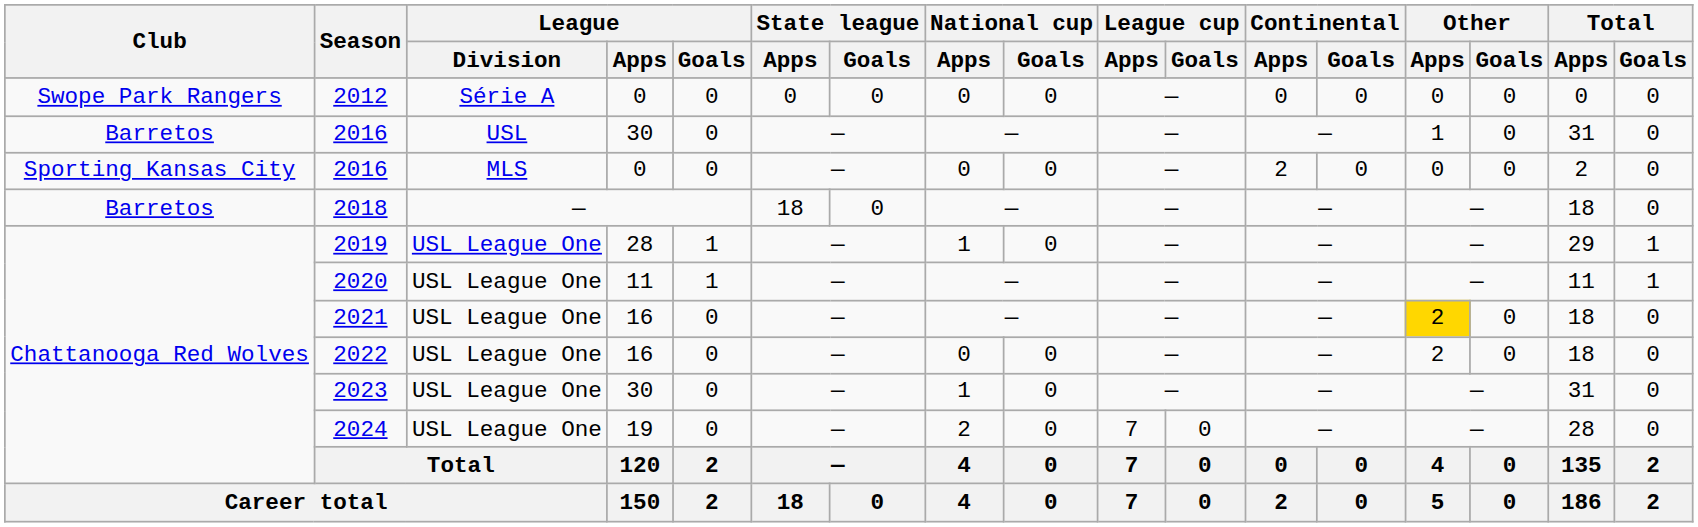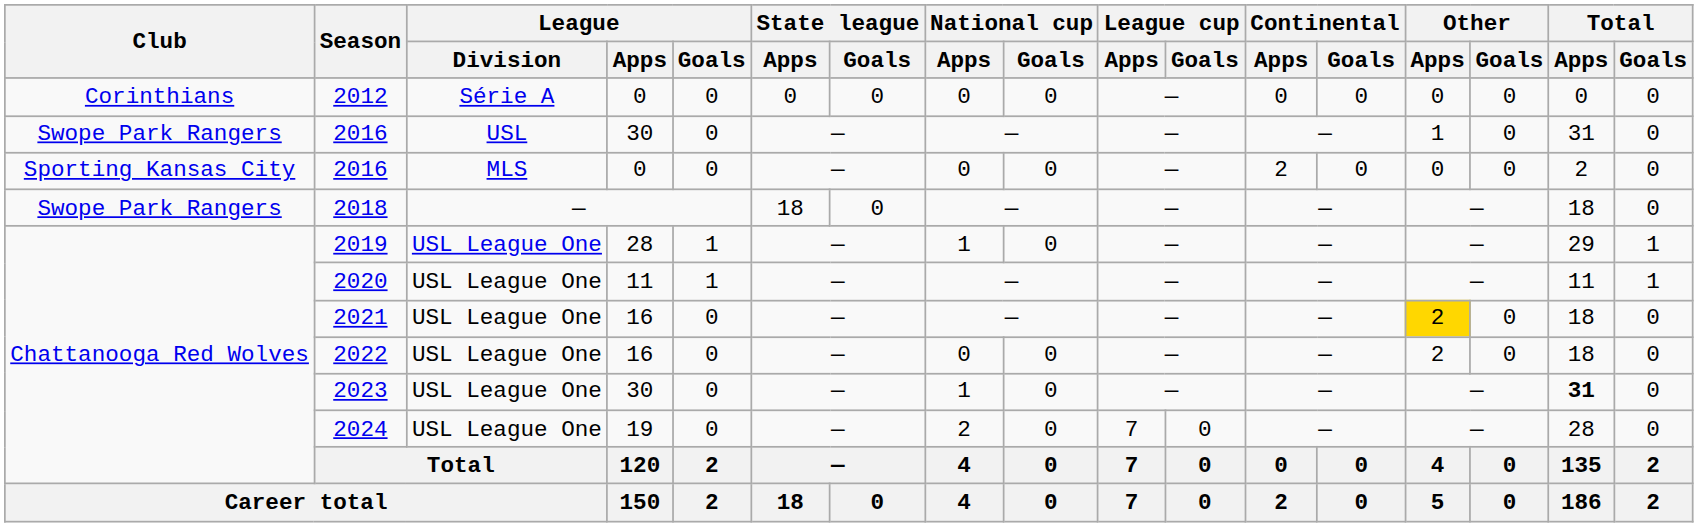(160, 97) Swope Park Rangers -> (160, 97) Corinthians
(160, 134) Barretos -> (160, 134) Swope Park Rangers
(160, 208) Barretos -> (160, 208) Swope Park Rangers
(1581, 392) normal -> (1581, 392) bold
